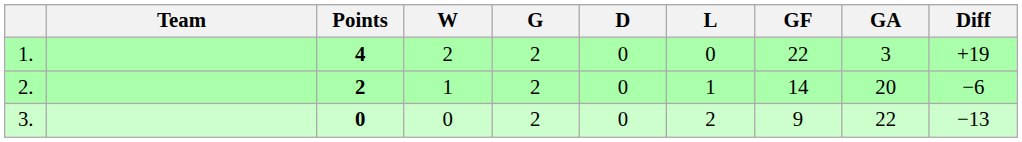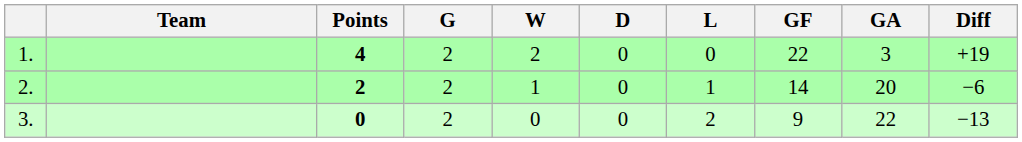columns swapped: (535, 20) <-> (448, 20)
